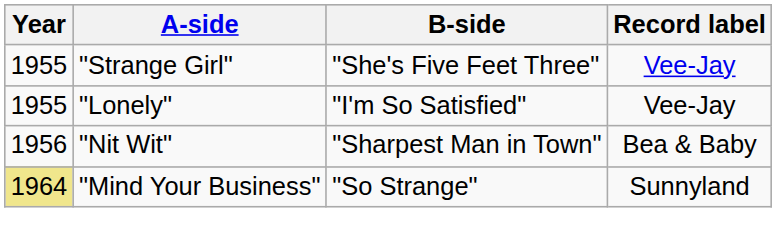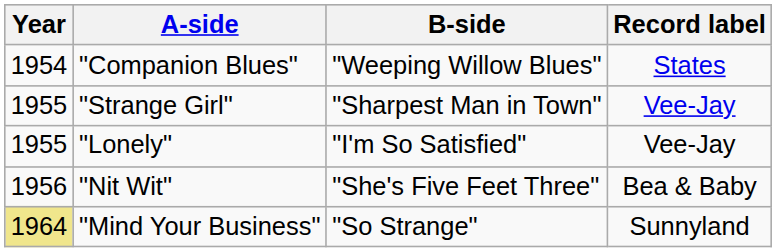+ row: (188, 65)
(466, 65) "She's Five Feet Three" -> (467, 105) "Sharpest Man in Town"
(467, 145) "Sharpest Man in Town" -> (466, 186) "She's Five Feet Three"
